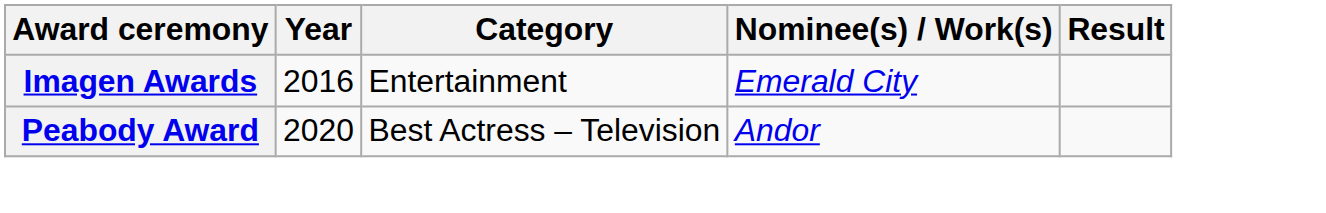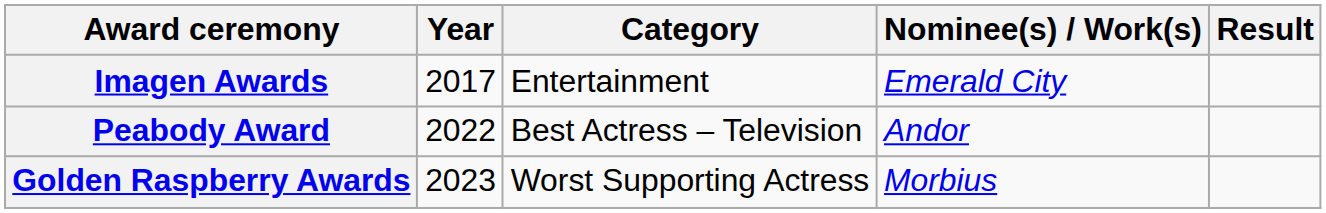(318, 80) 2016 -> (461, 80) 2017
(318, 130) 2020 -> (461, 130) 2022
+ row: (211, 181)
